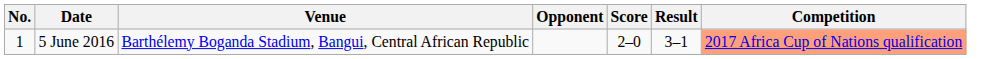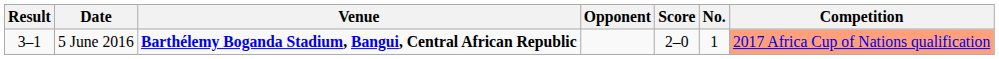columns swapped: (20, 16) <-> (676, 16)
(325, 41) normal -> (359, 41) bold
